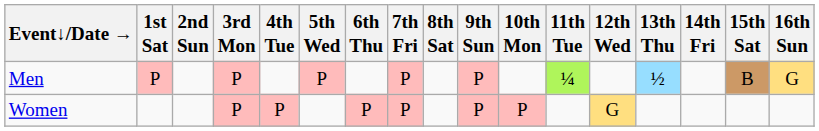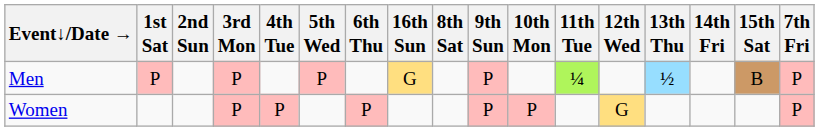columns swapped: (405, 33) <-> (792, 33)
